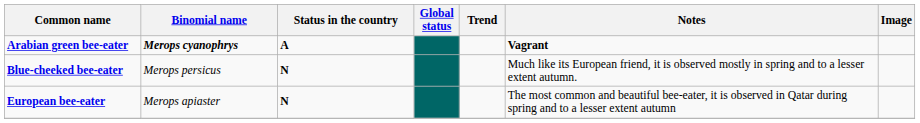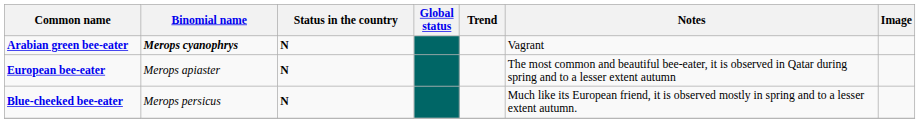(284, 45) A -> (284, 45) N
(528, 45) bold -> (526, 45) normal
rows swapped: (65, 70) <-> (56, 102)
